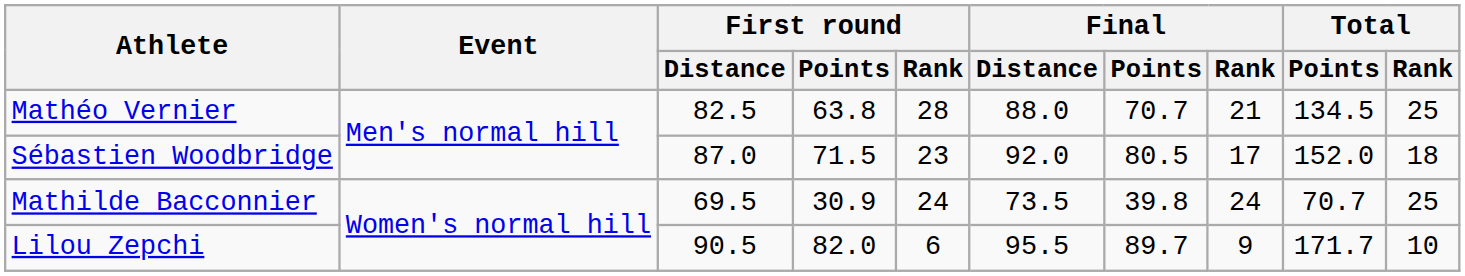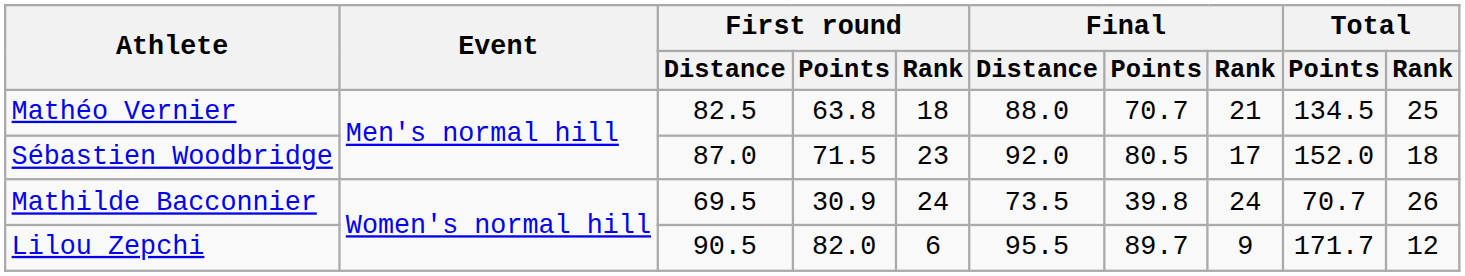(933, 112) 28 -> (933, 112) 18
(1423, 202) 25 -> (1423, 202) 26
(1423, 247) 10 -> (1423, 247) 12
